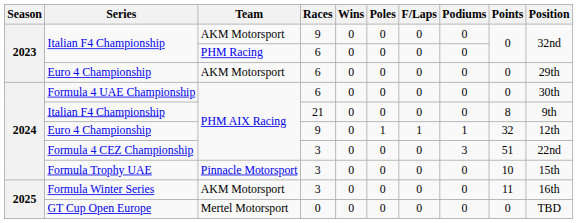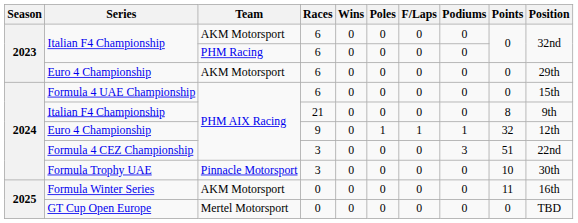(318, 34) 9 -> (318, 34) 6
(549, 92) 30th -> (549, 92) 15th
(549, 170) 15th -> (549, 170) 30th
(318, 189) 3 -> (318, 189) 0
